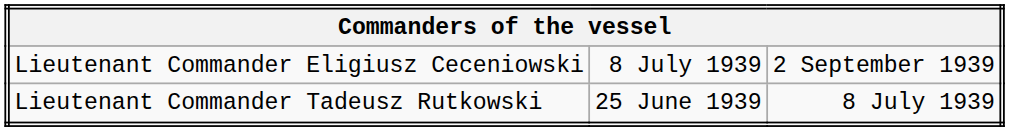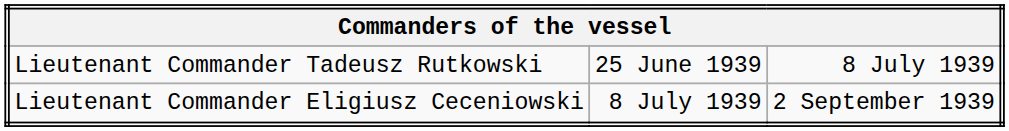rows swapped: (278, 103) <-> (299, 65)
